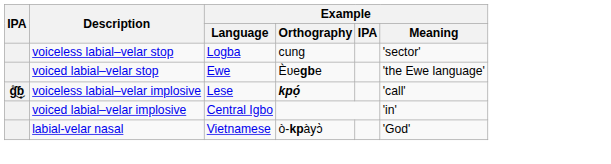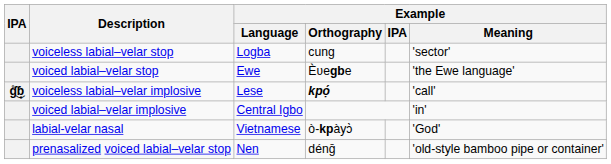+ row: (132, 149)
